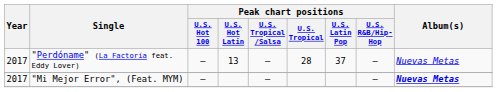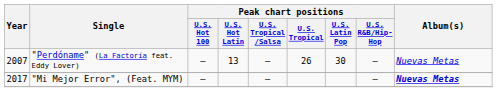(17, 60) 2017 -> (17, 60) 2007
(306, 60) 28 -> (306, 60) 26
(341, 60) 37 -> (341, 60) 30
